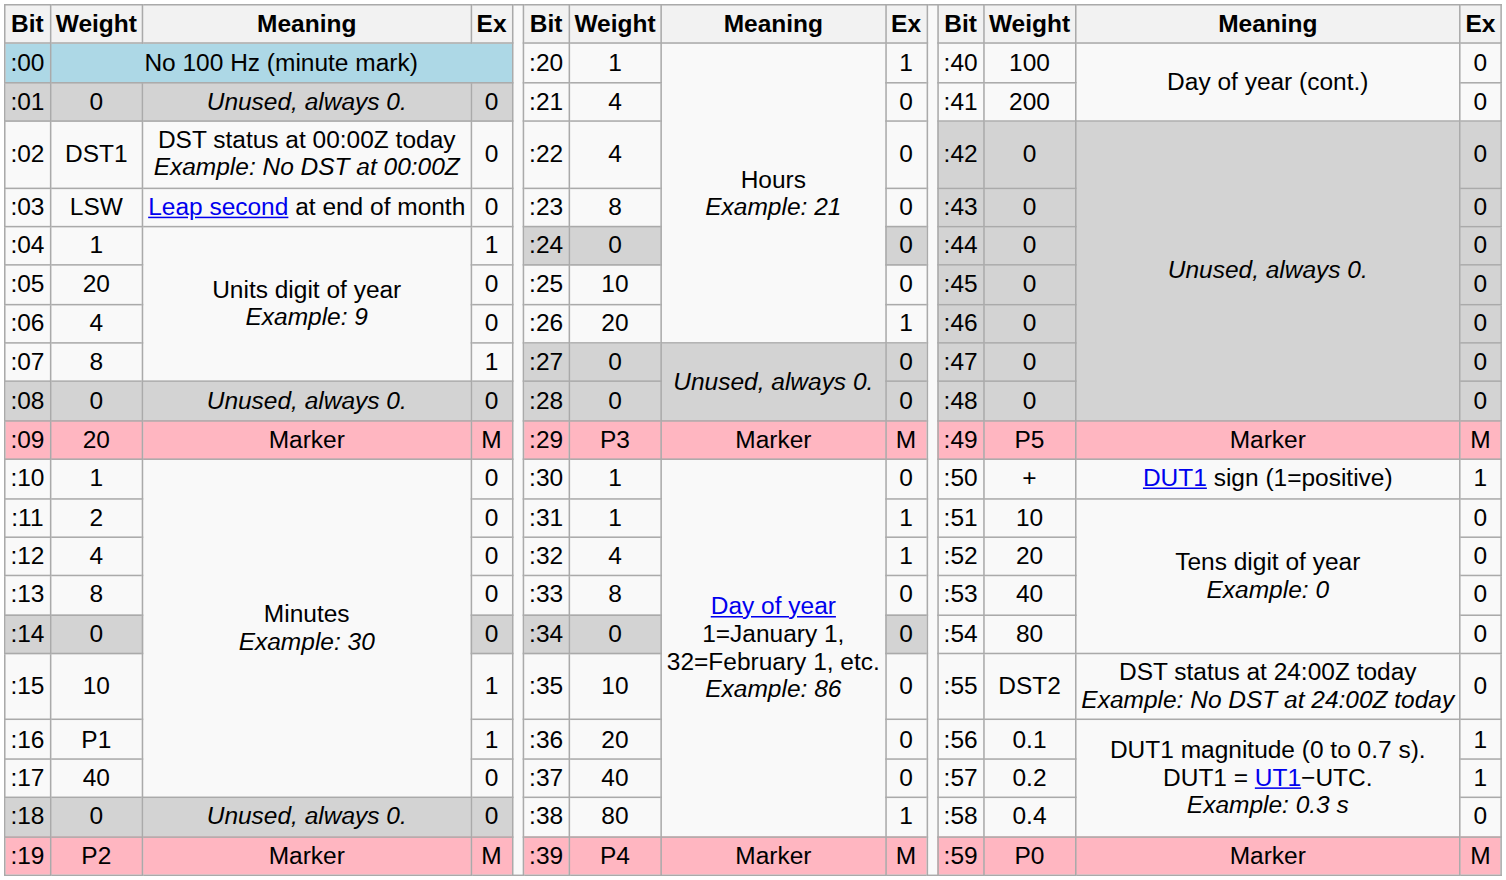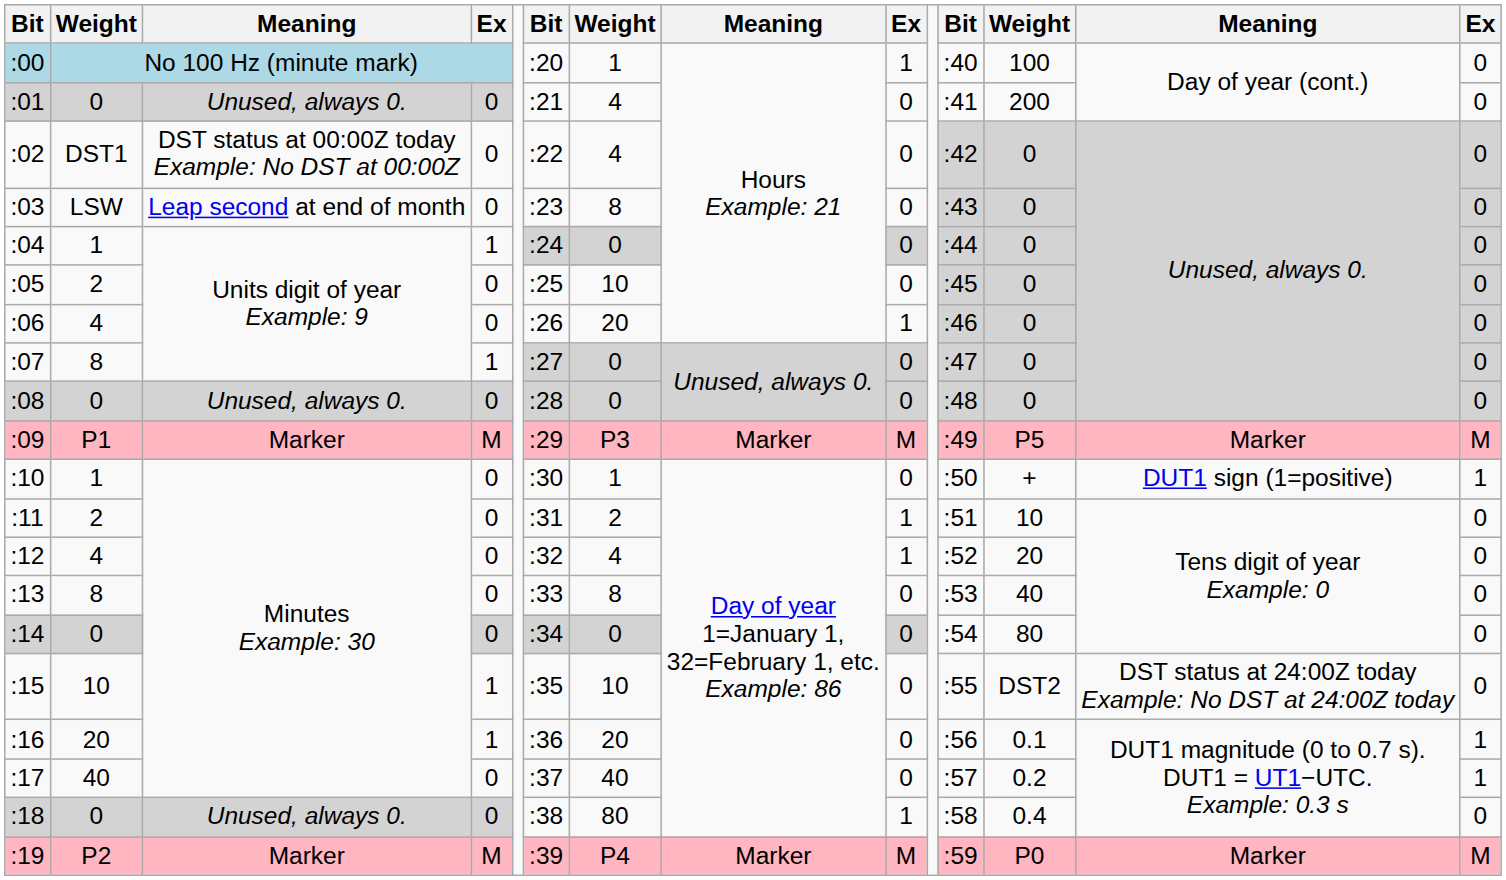(96, 284) 20 -> (96, 284) 2
(96, 439) 20 -> (96, 439) P1
(615, 517) 1 -> (615, 517) 2
(96, 738) P1 -> (96, 738) 20
